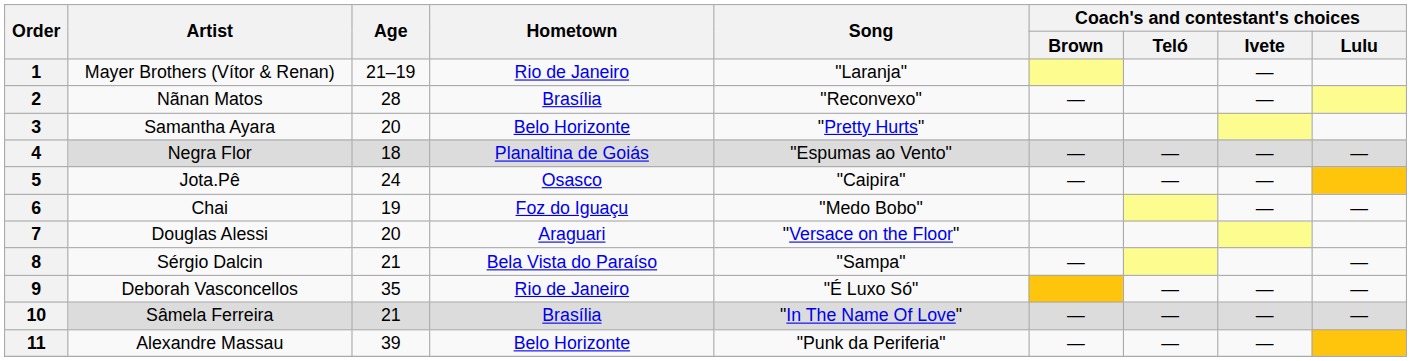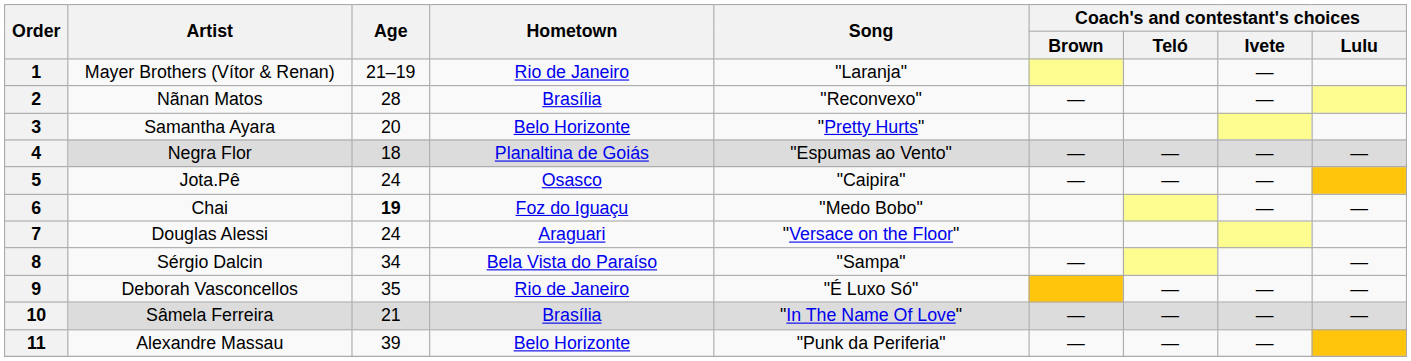(391, 207) normal -> (391, 207) bold
(391, 235) 20 -> (391, 235) 24
(391, 262) 21 -> (391, 262) 34
